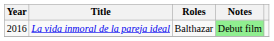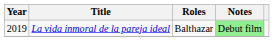(17, 28) 2016 -> (17, 28) 2019
